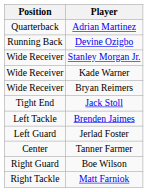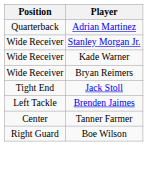- row: (104, 42)
- row: (104, 133)
- row: (104, 179)
